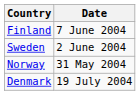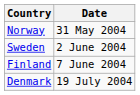rows swapped: (26, 64) <-> (29, 30)
